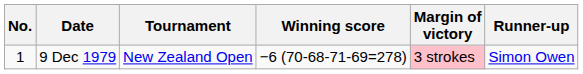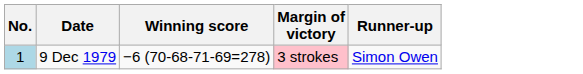- column: (188, 25)
(20, 57) no background -> (20, 57) lightblue background
